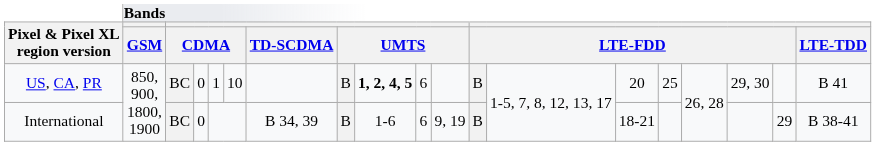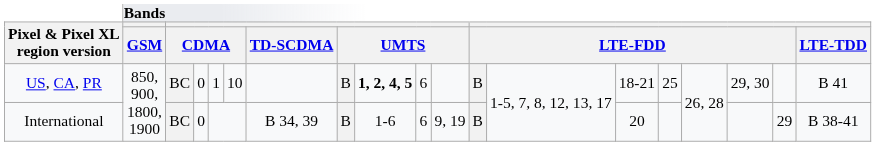(637, 83) 20 -> (637, 83) 18-21
(637, 121) 18-21 -> (637, 121) 20
